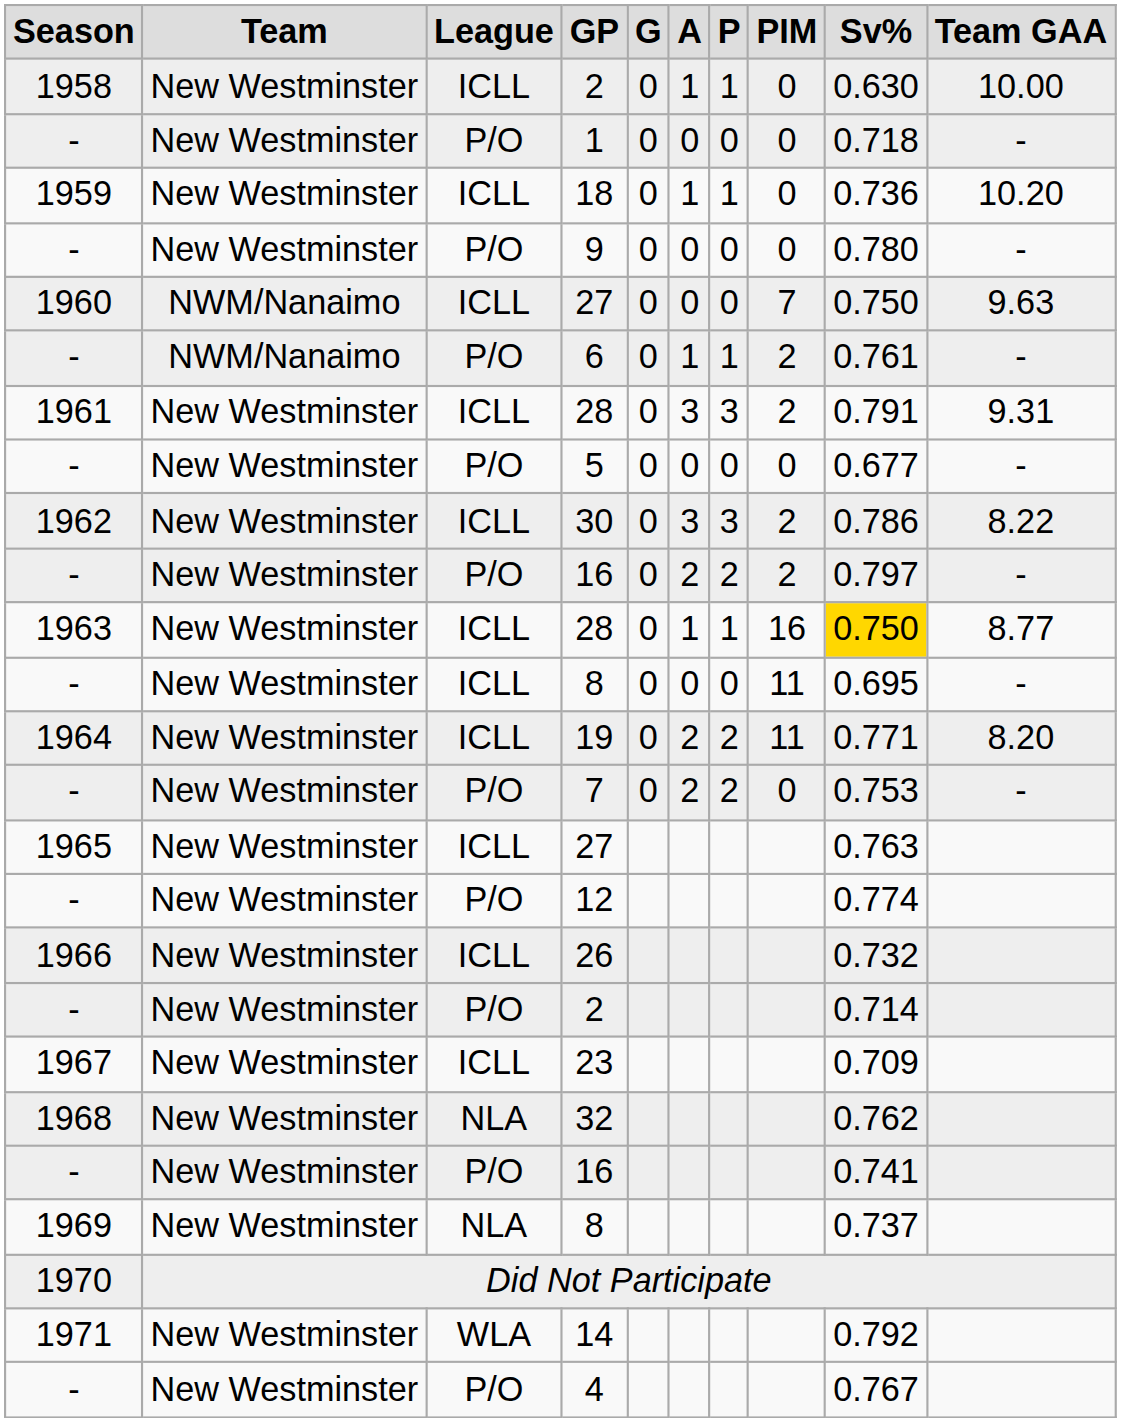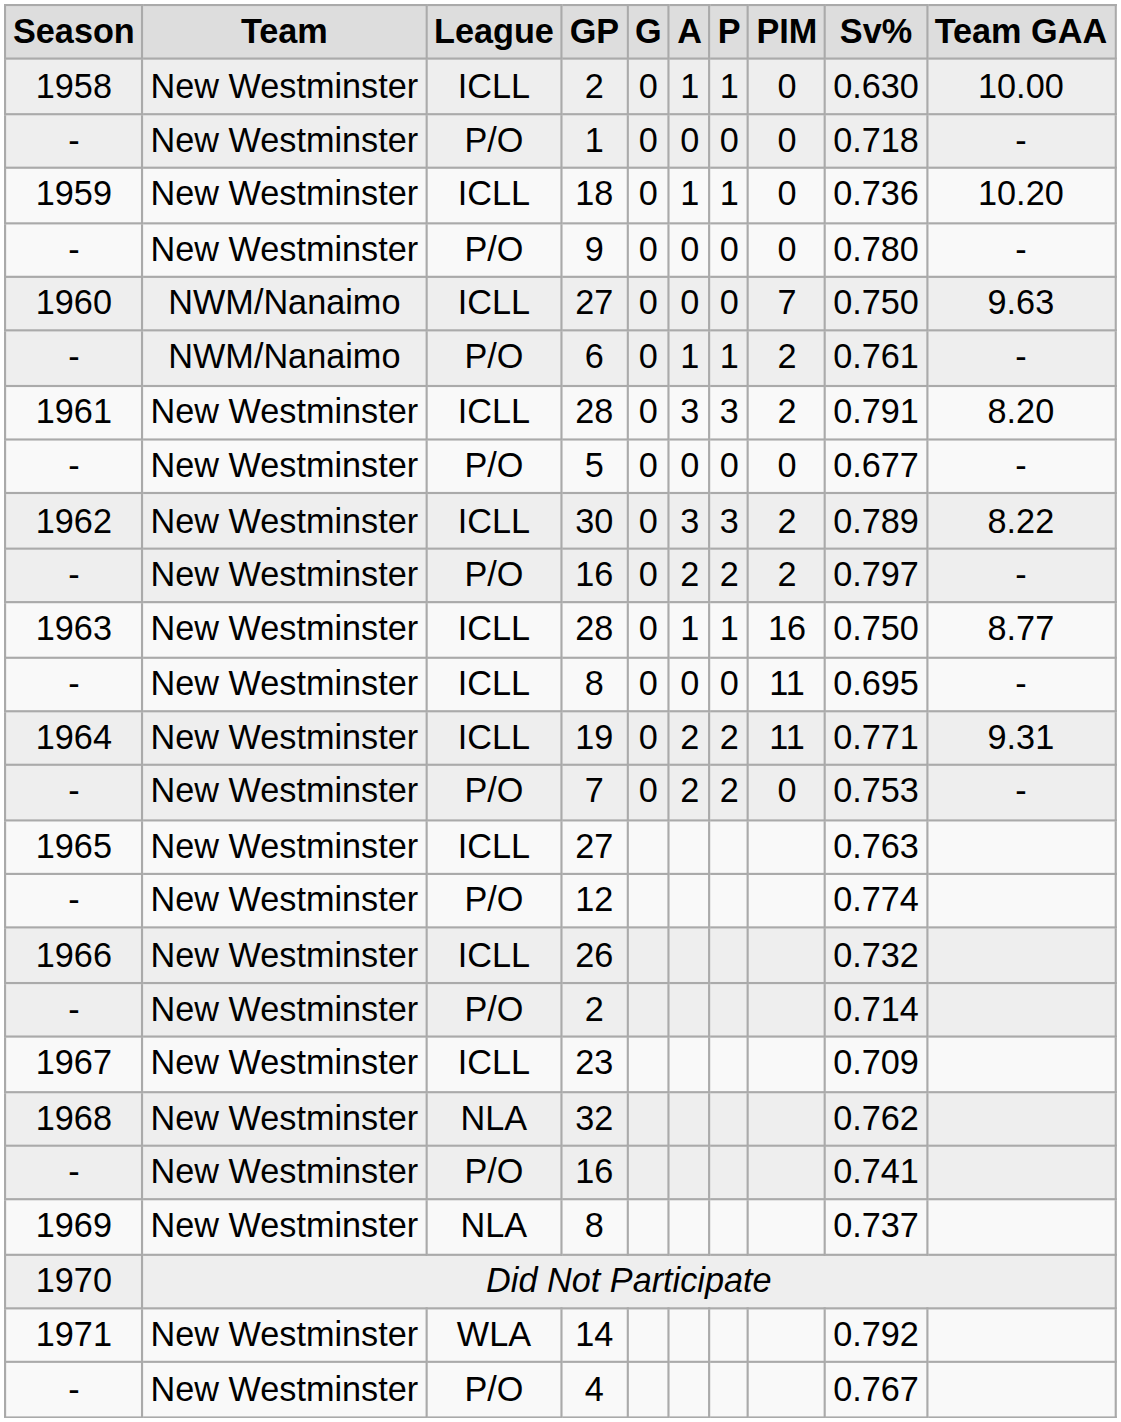(1021, 411) 9.31 -> (1021, 411) 8.20
(876, 520) 0.786 -> (876, 520) 0.789
(876, 628) gold background -> (876, 628) no background
(1021, 737) 8.20 -> (1021, 737) 9.31
